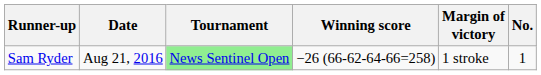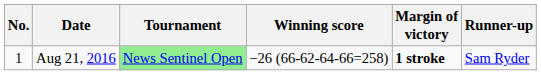columns swapped: (522, 25) <-> (42, 25)
(465, 58) normal -> (420, 58) bold
